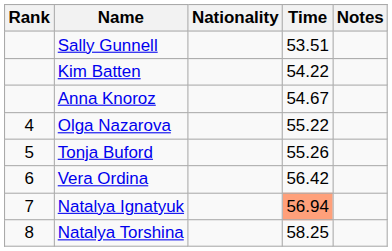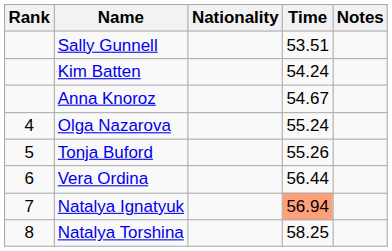(308, 71) 54.22 -> (308, 71) 54.24
(308, 125) 55.22 -> (308, 125) 55.24
(308, 179) 56.42 -> (308, 179) 56.44
